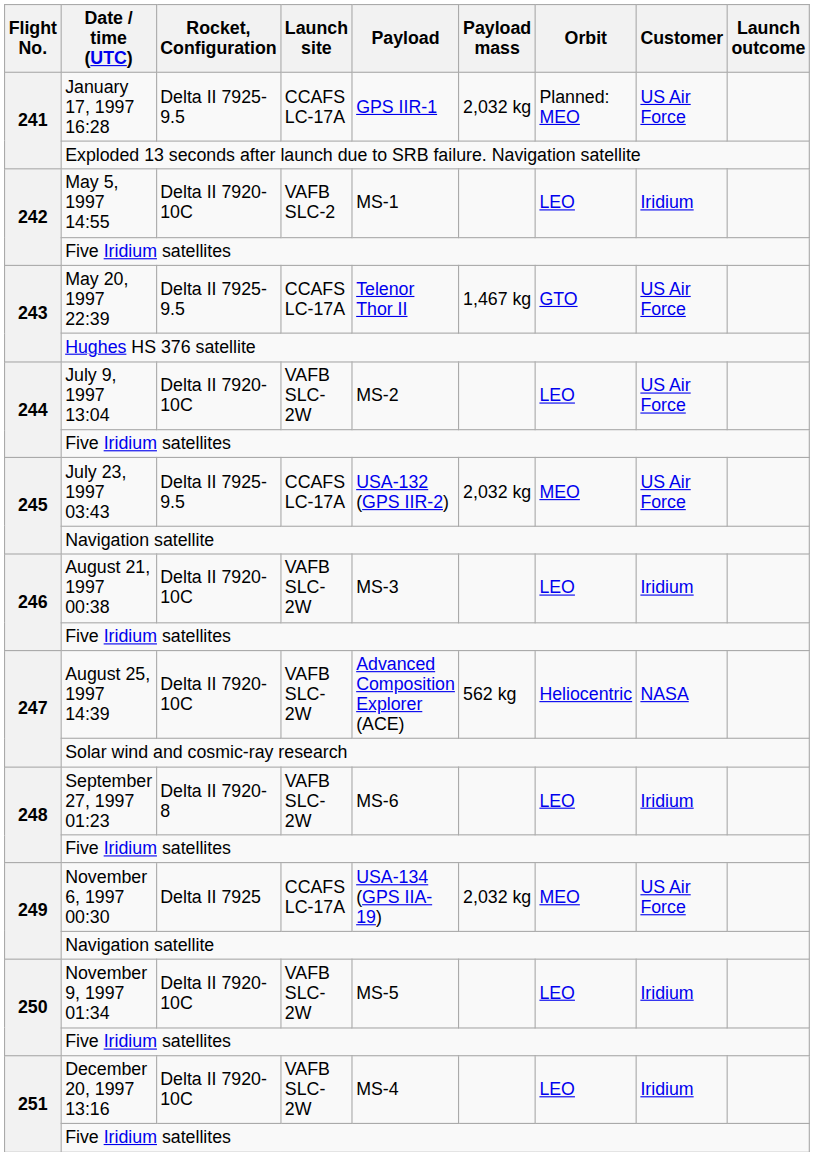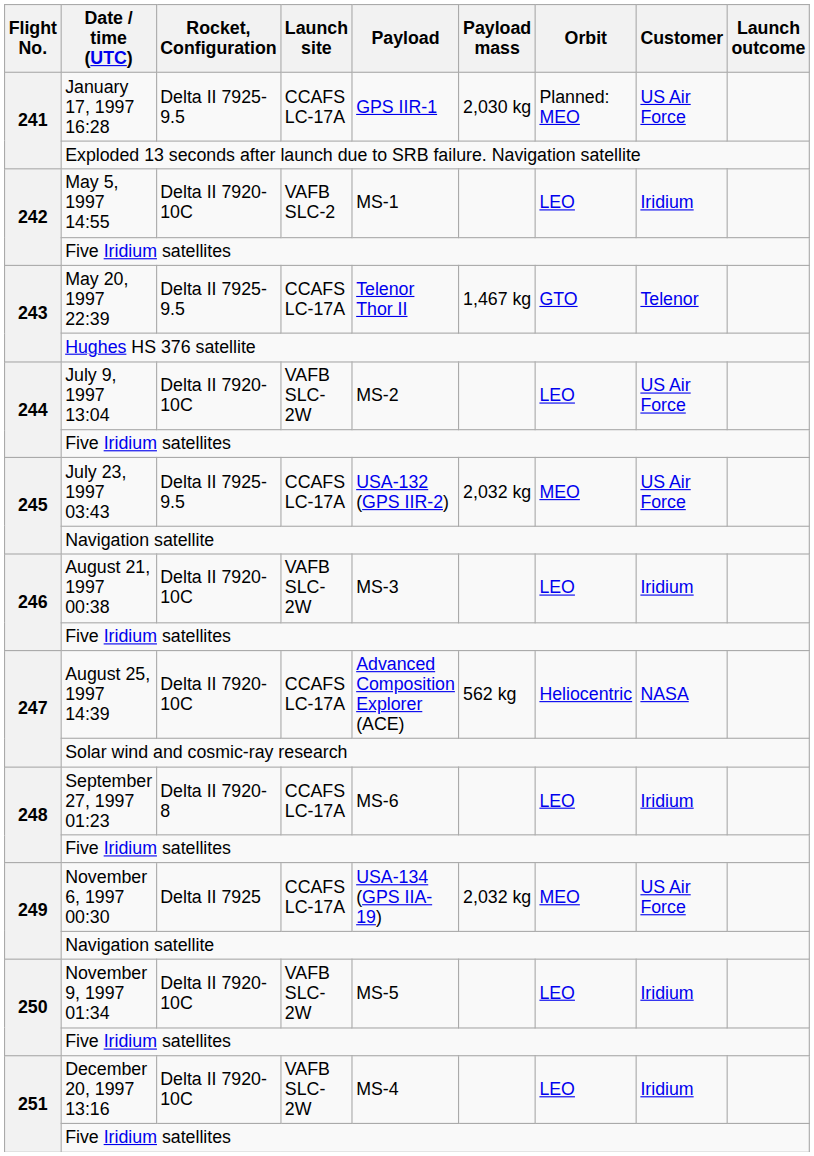(497, 106) 2,032 kg -> (497, 106) 2,030 kg
(666, 299) US Air Force -> (670, 299) Telenor
(307, 694) VAFB SLC-2W -> (315, 694) CCAFS LC-17A
(307, 800) VAFB SLC-2W -> (315, 800) CCAFS LC-17A
